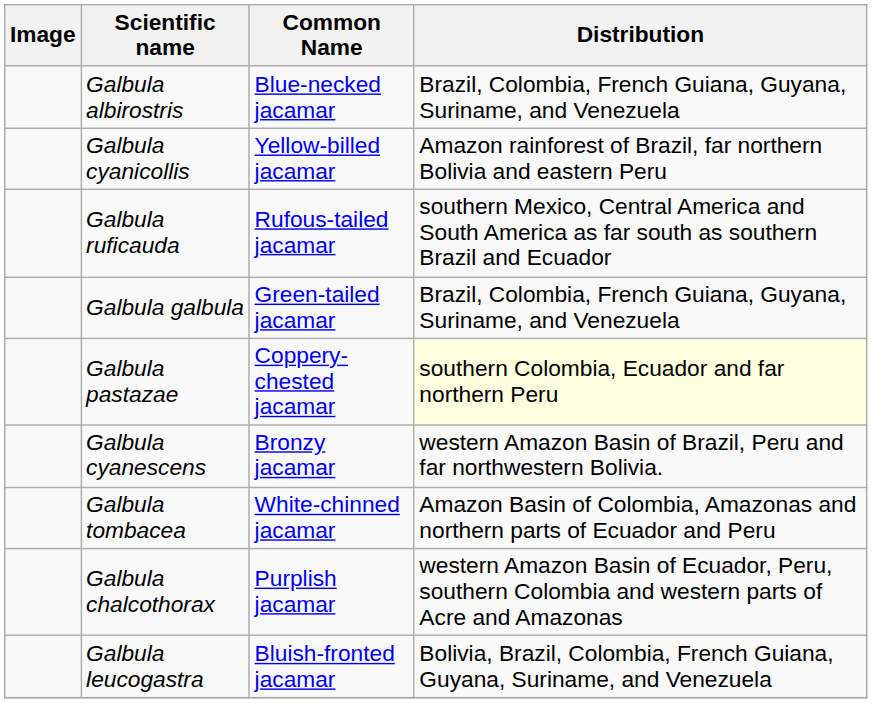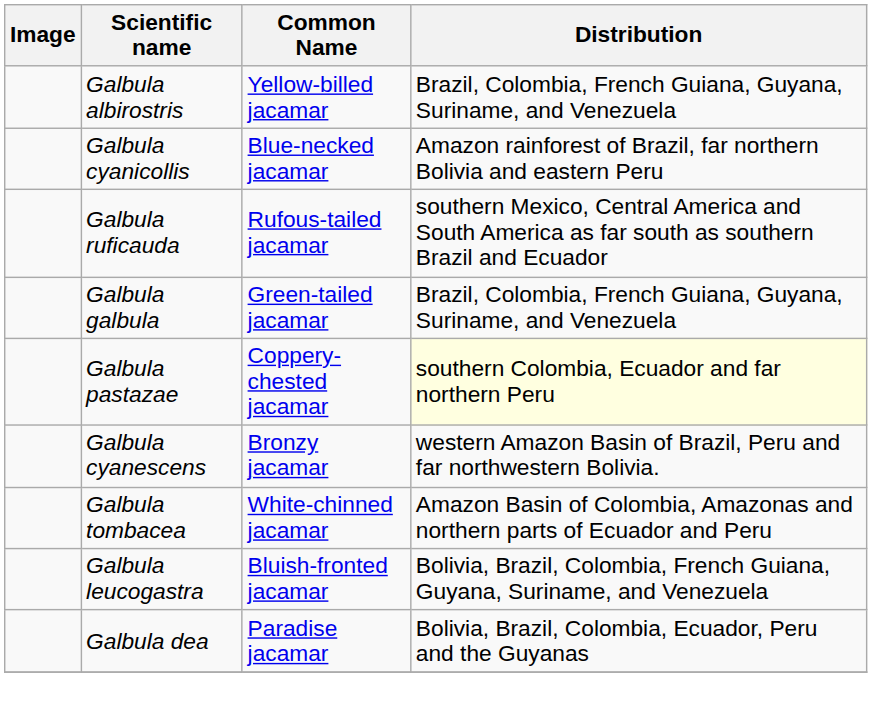(318, 96) Blue-necked jacamar -> (310, 96) Yellow-billed jacamar
(317, 158) Yellow-billed jacamar -> (311, 158) Blue-necked jacamar
- row: (151, 591)
+ row: (147, 640)
